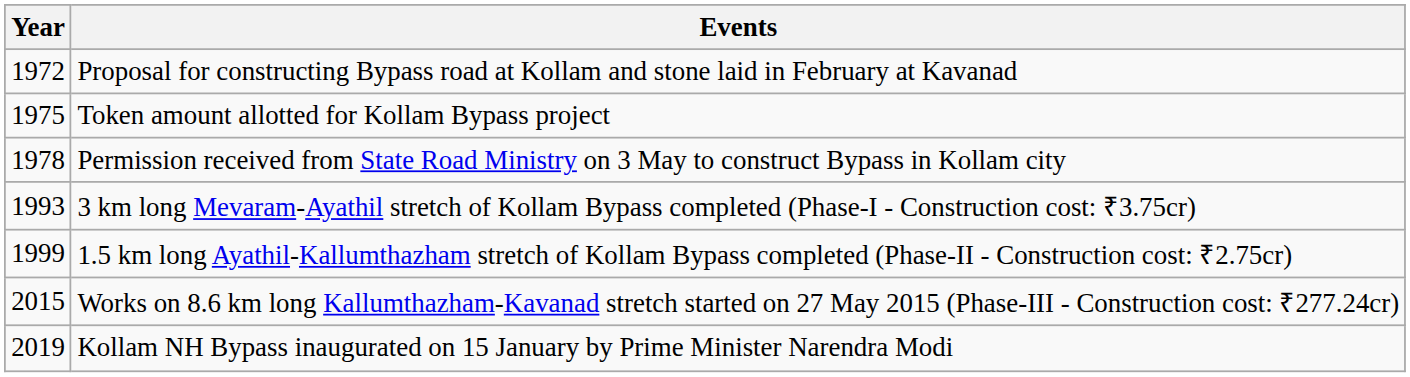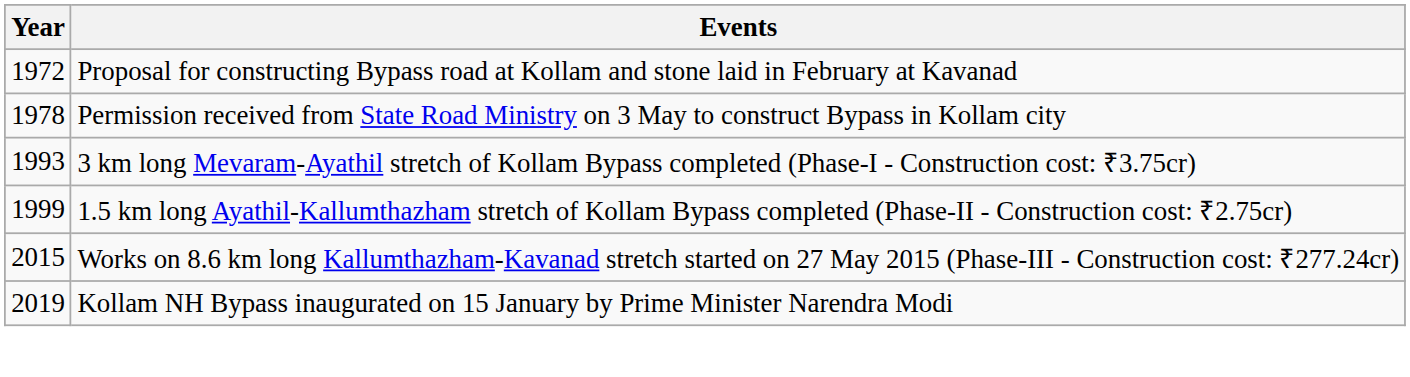- row: (344, 115)
